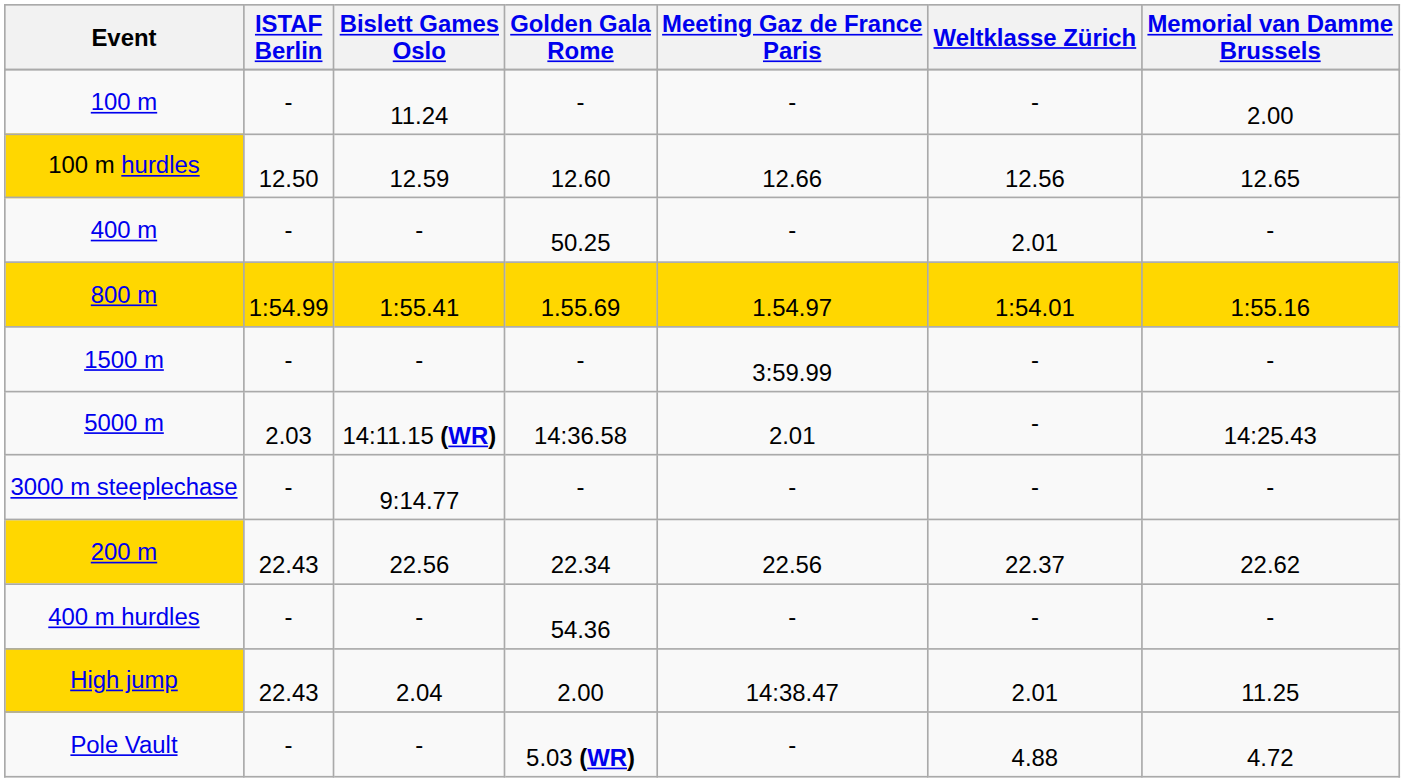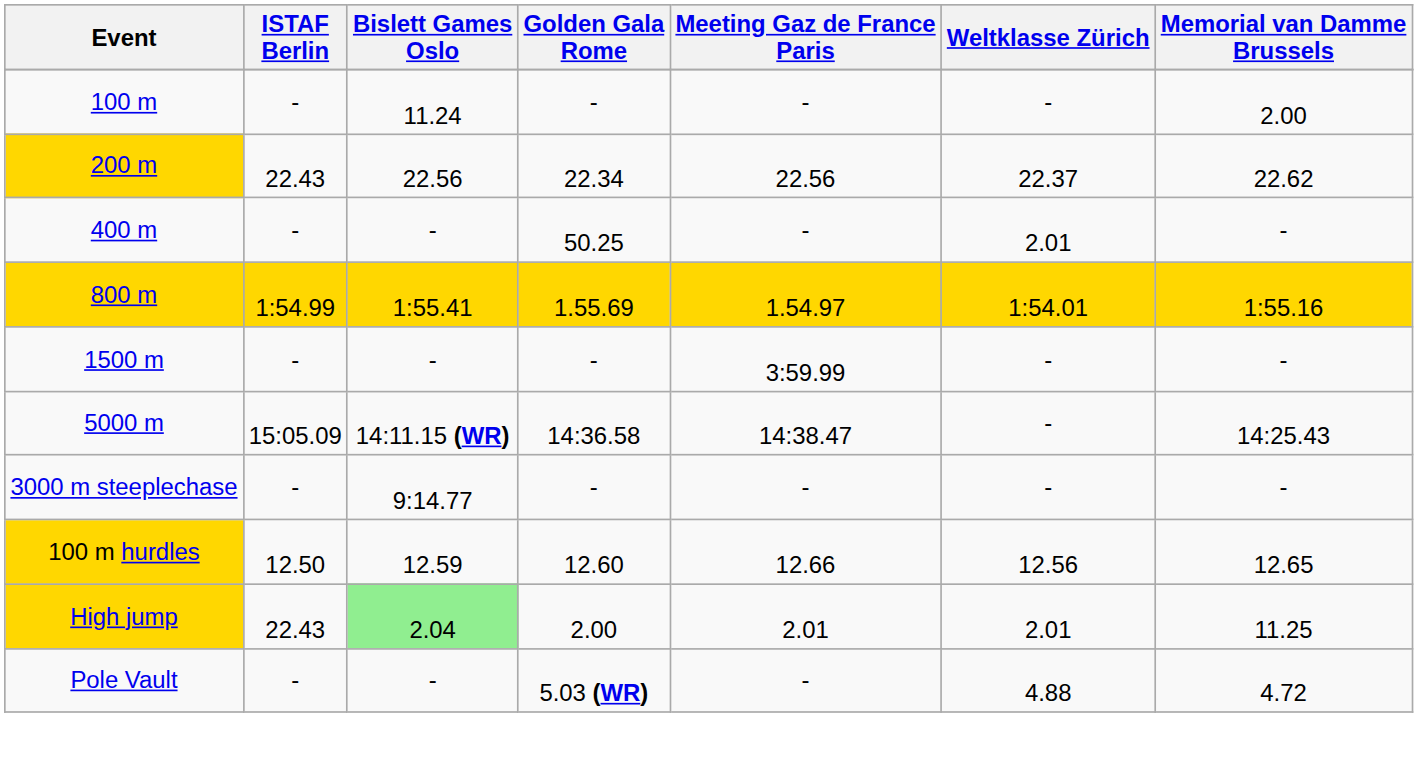rows swapped: (124, 552) <-> (124, 166)
(289, 437) 2.03 -> (295, 437) 15:05.09
(792, 437) 2.01 -> (806, 437) 14:38.47
- row: (124, 616)
(419, 694) no background -> (433, 630) lightgreen background
(792, 694) 14:38.47 -> (806, 630) 2.01
